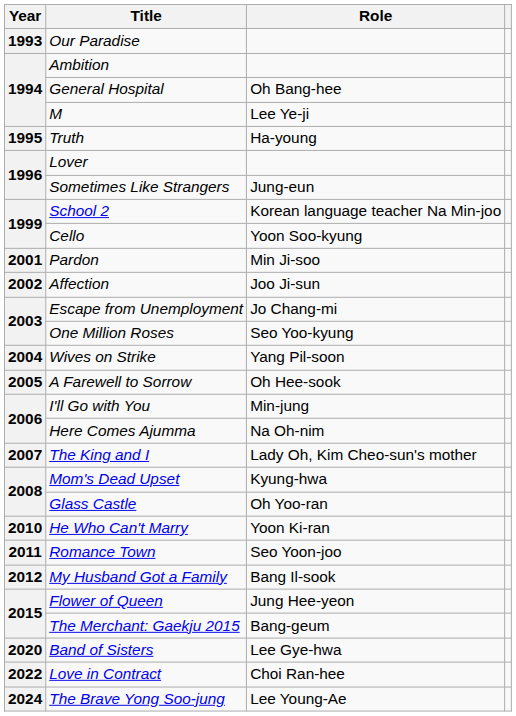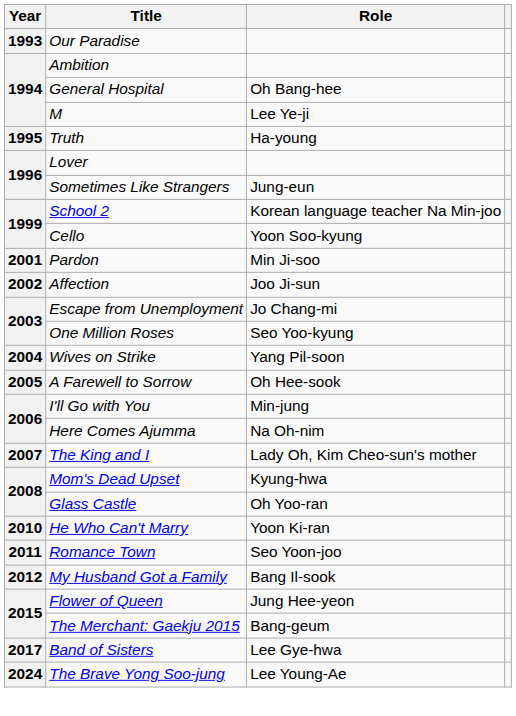(25, 650) 2020 -> (25, 650) 2017
- row: (105, 674)
